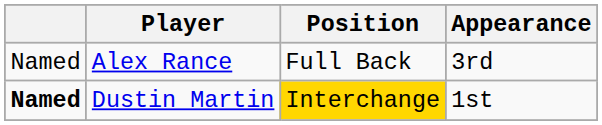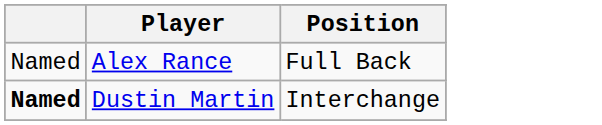- column: (521, 24)
(363, 100) gold background -> (363, 100) no background
